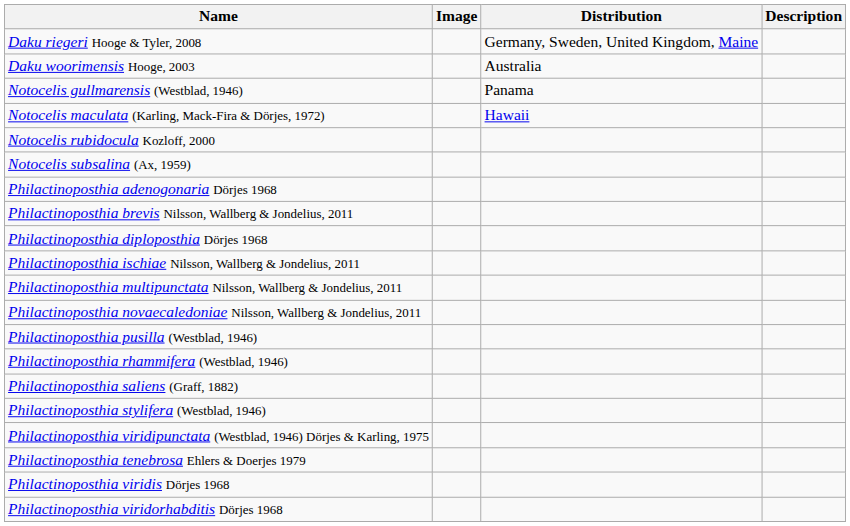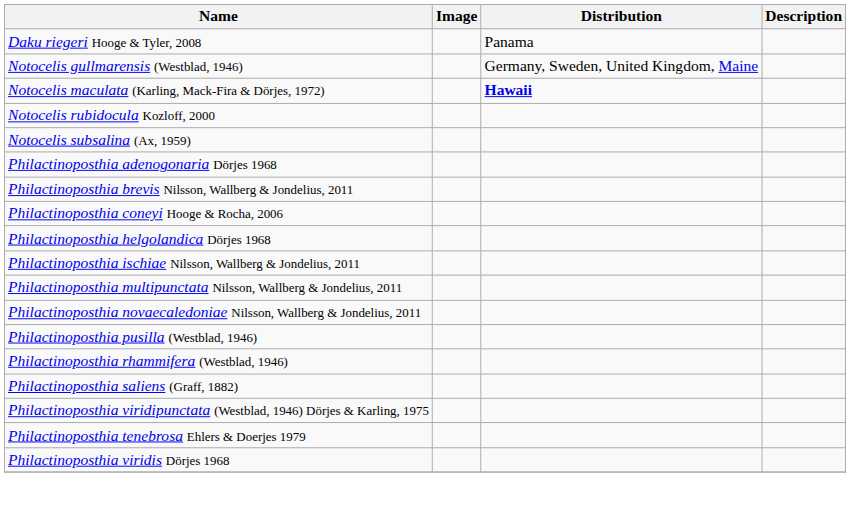(621, 41) Germany, Sweden, United Kingdom, Maine -> (509, 41) Panama
- row: (101, 66)
(509, 90) Panama -> (621, 66) Germany, Sweden, United Kingdom, Maine
(507, 115) normal -> (508, 90) bold
+ row: (146, 213)
- row: (138, 238)
+ row: (139, 238)
- row: (137, 410)
- row: (145, 509)
